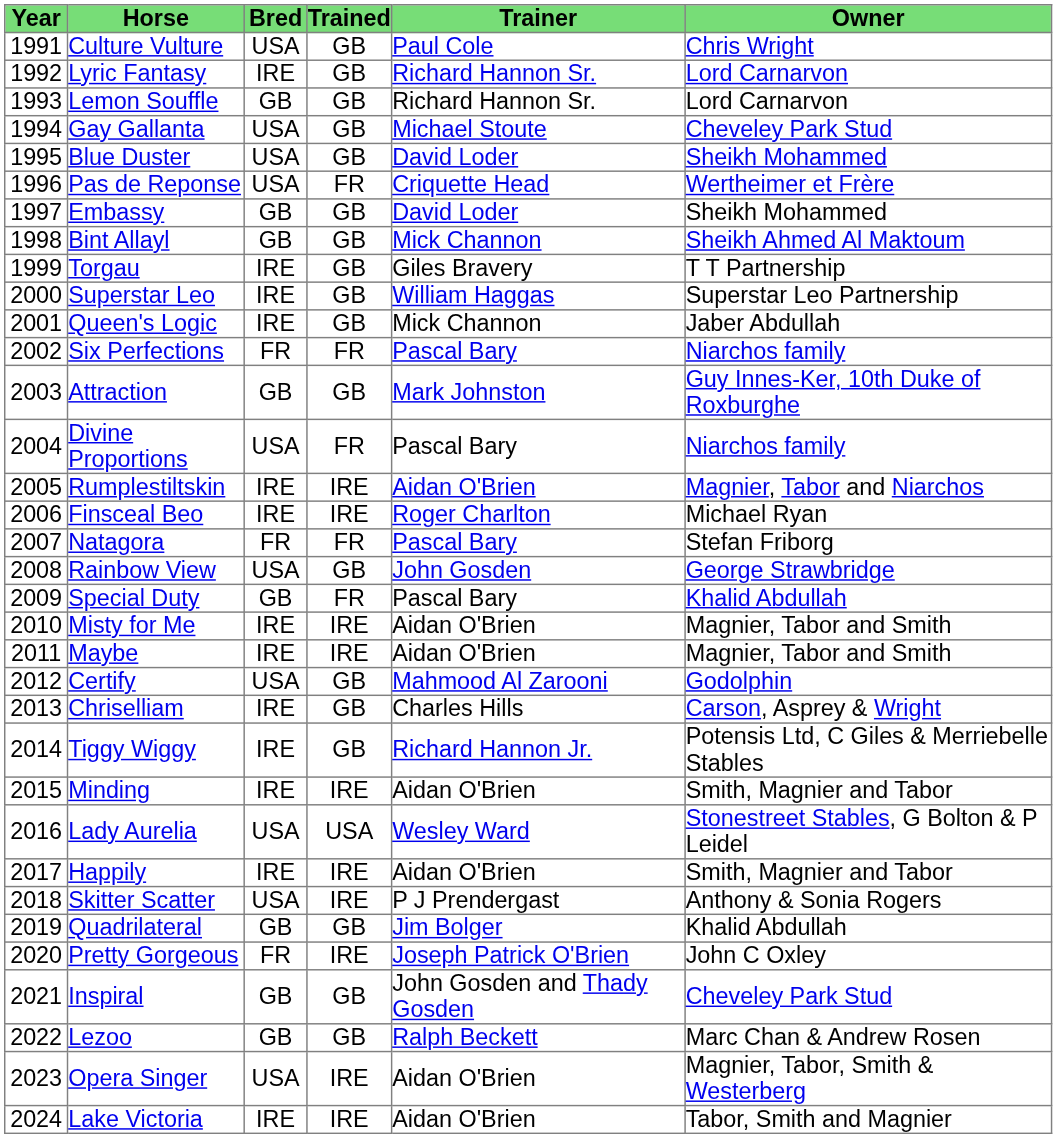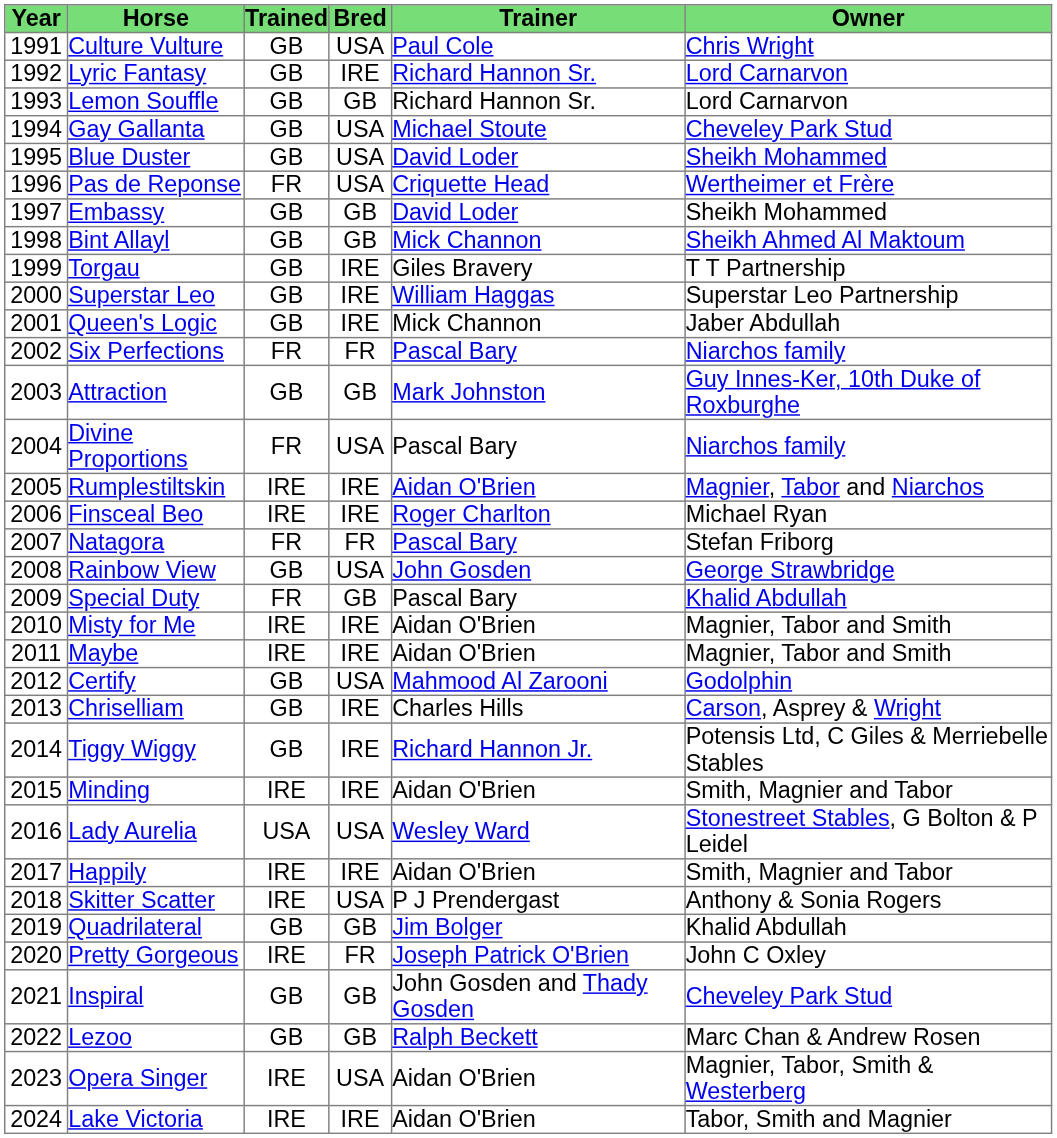columns swapped: (276, 18) <-> (349, 18)
